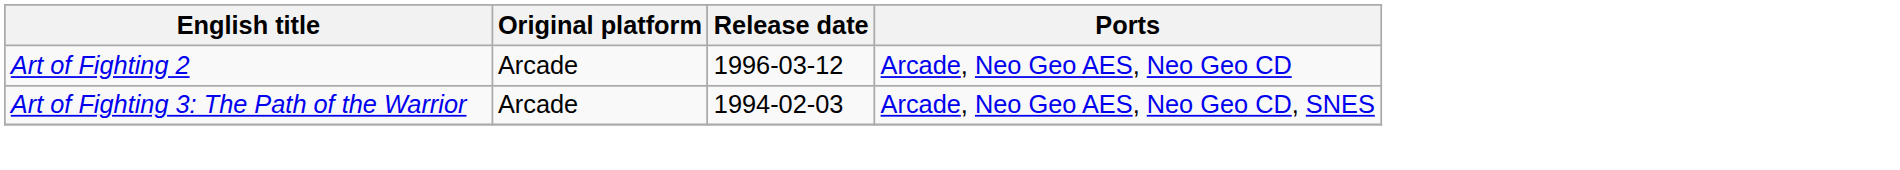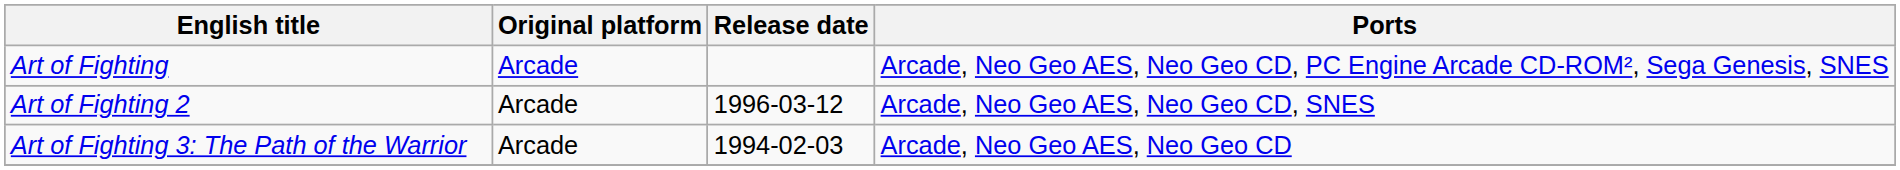+ row: (90, 65)
(1086, 65) Arcade, Neo Geo AES, Neo Geo CD -> (1128, 105) Arcade, Neo Geo AES, Neo Geo CD, SNES
(1128, 105) Arcade, Neo Geo AES, Neo Geo CD, SNES -> (1086, 145) Arcade, Neo Geo AES, Neo Geo CD
